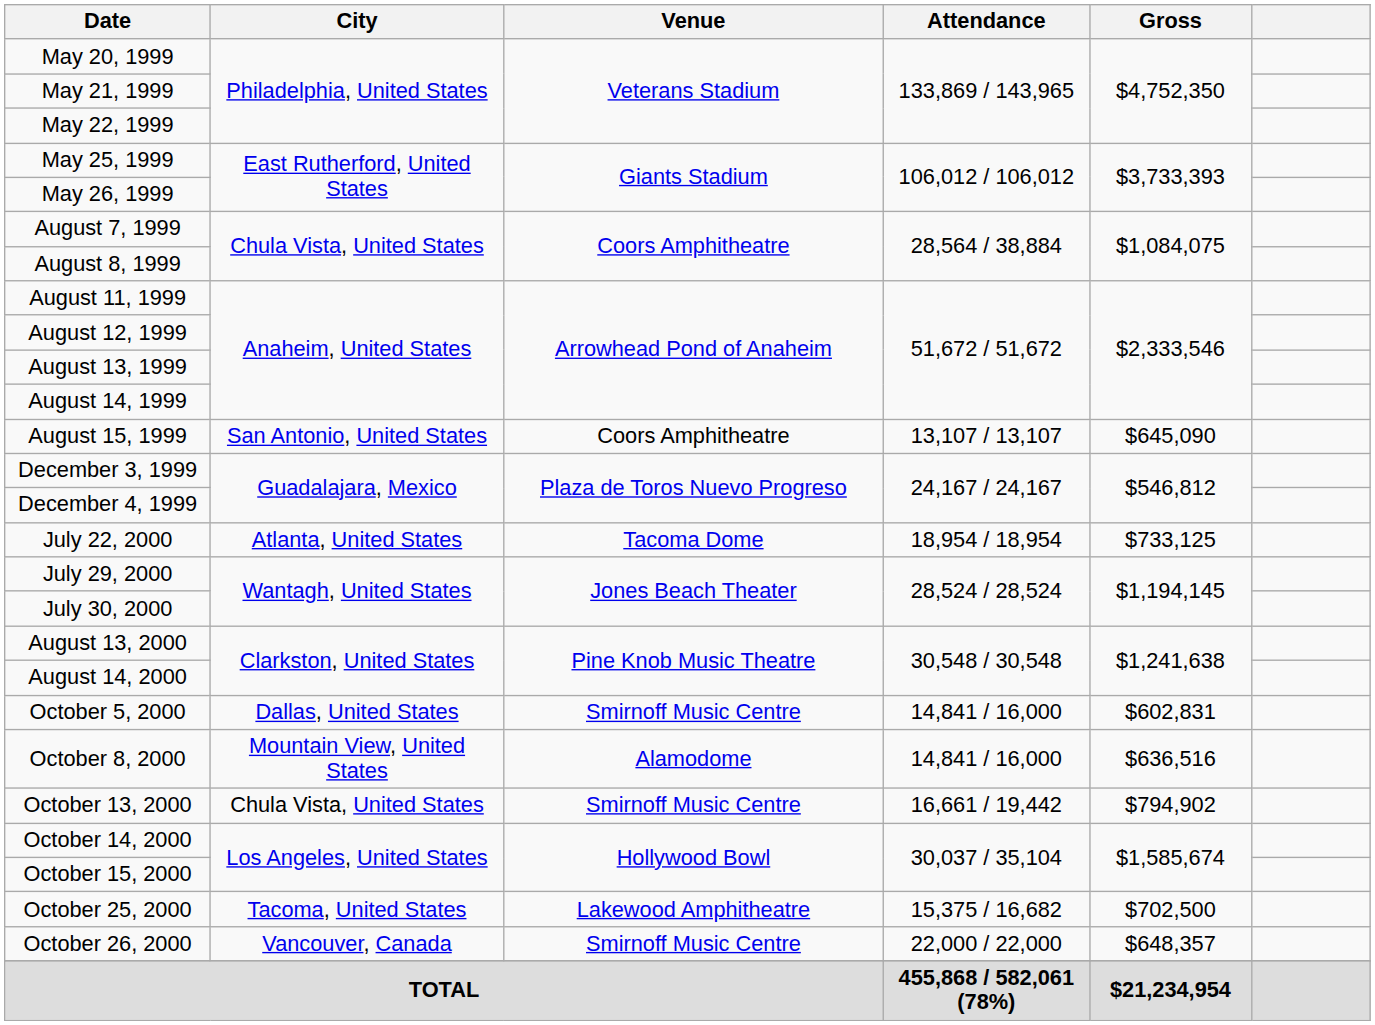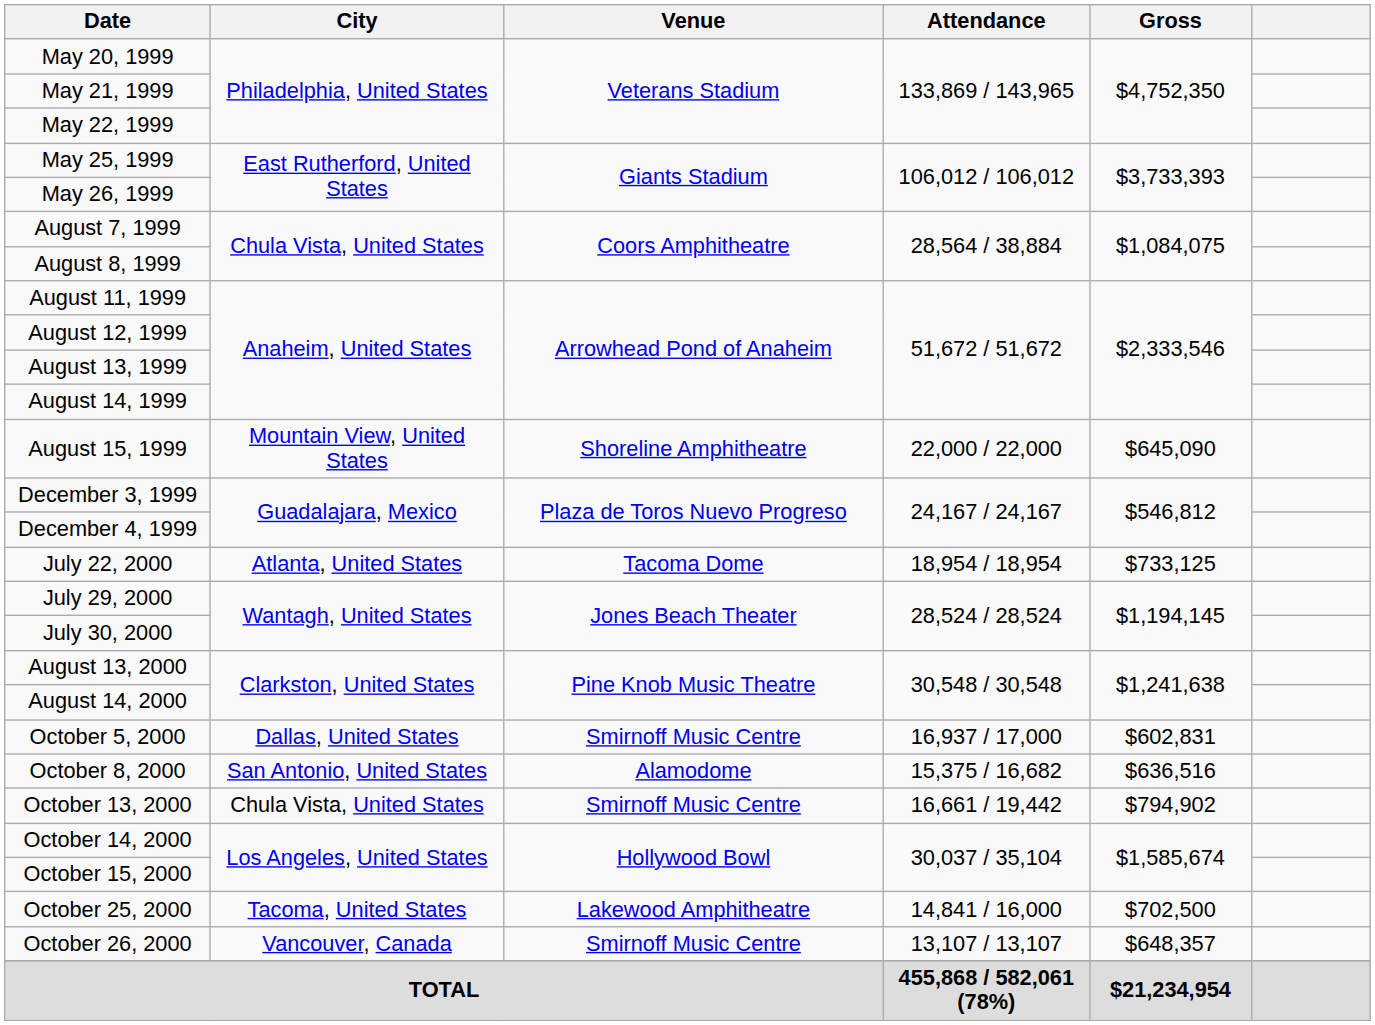(357, 435) San Antonio, United States -> (357, 448) Mountain View, United States
(693, 435) Coors Amphitheatre -> (693, 448) Shoreline Amphitheatre
(986, 435) 13,107 / 13,107 -> (986, 448) 22,000 / 22,000
(986, 711) 14,841 / 16,000 -> (986, 736) 16,937 / 17,000
(357, 758) Mountain View, United States -> (357, 770) San Antonio, United States
(986, 758) 14,841 / 16,000 -> (986, 770) 15,375 / 16,682
(986, 908) 15,375 / 16,682 -> (986, 908) 14,841 / 16,000
(986, 943) 22,000 / 22,000 -> (986, 943) 13,107 / 13,107
